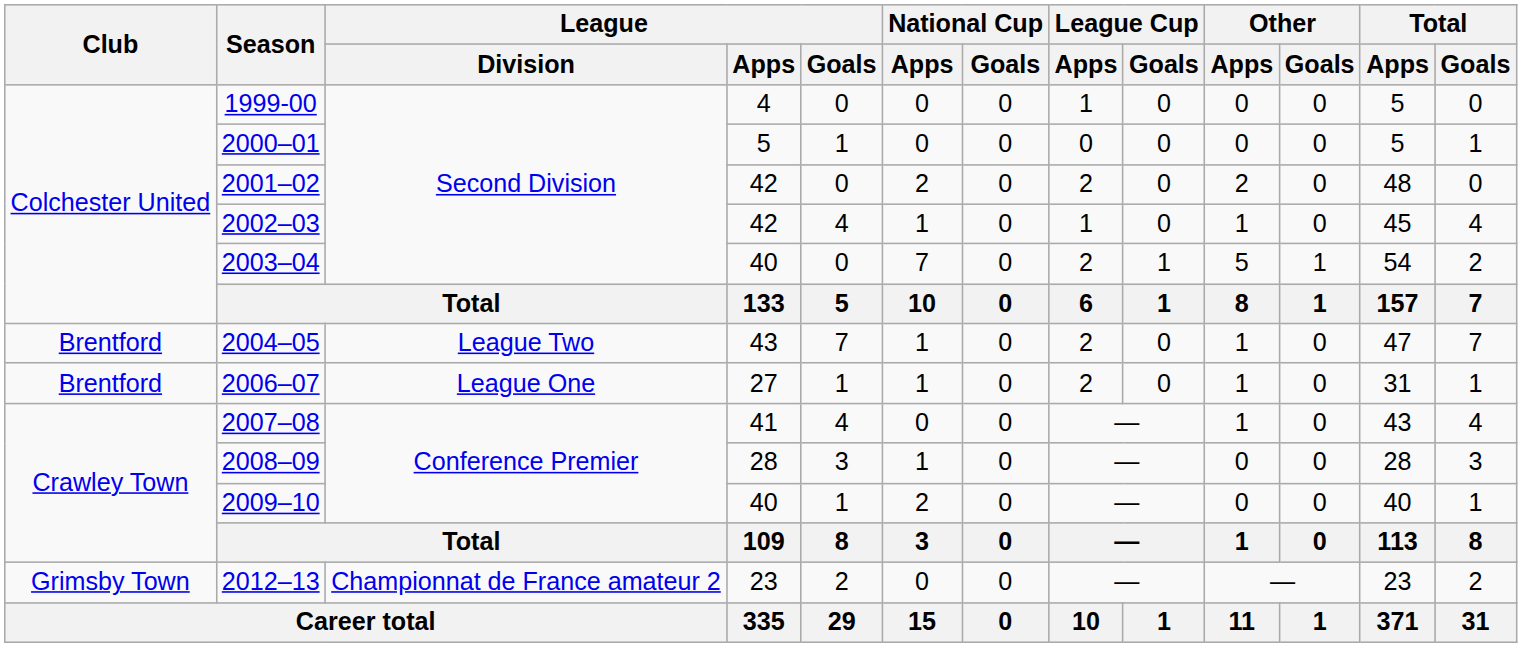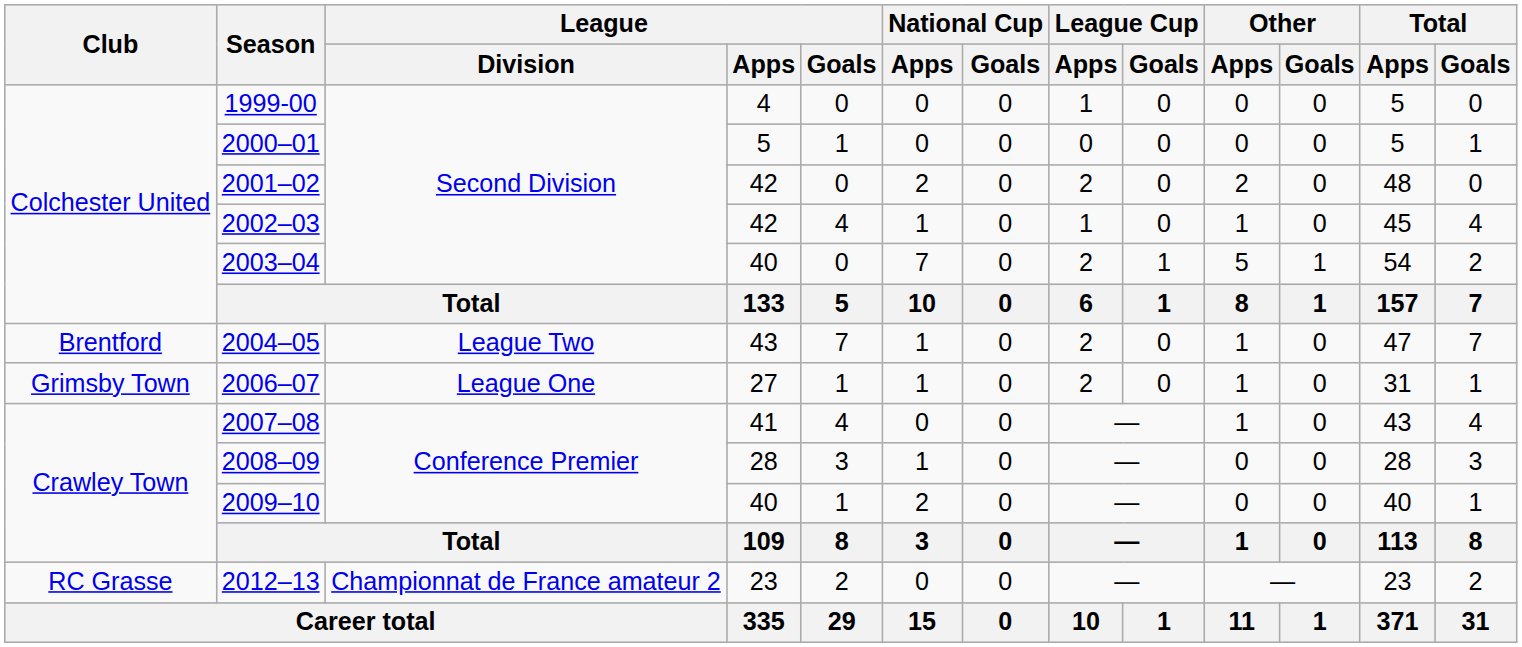(110, 382) Brentford -> (110, 382) Grimsby Town
(110, 582) Grimsby Town -> (110, 582) RC Grasse
